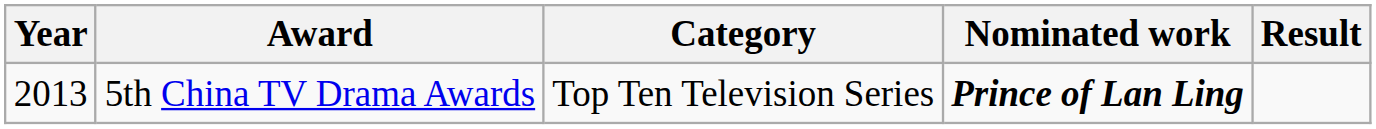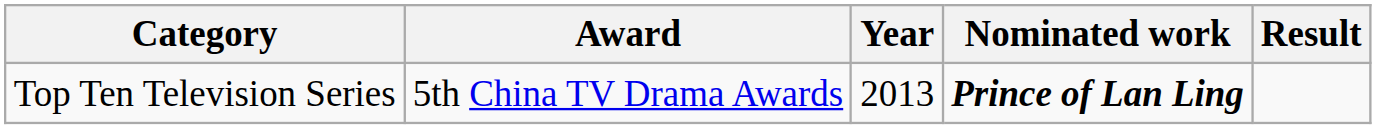columns swapped: (51, 33) <-> (743, 33)
